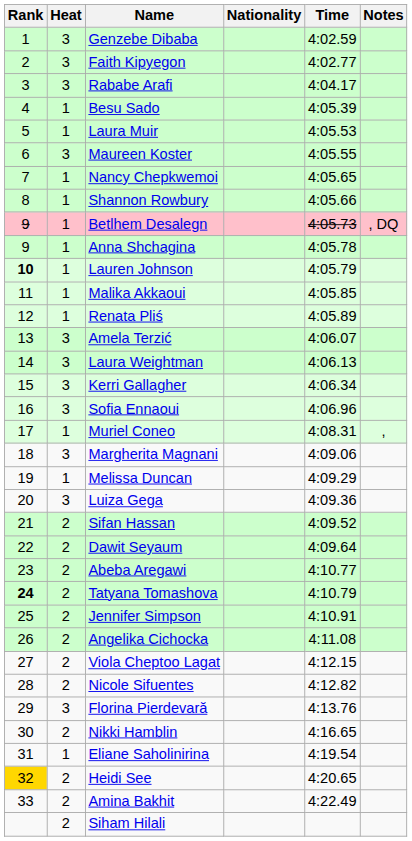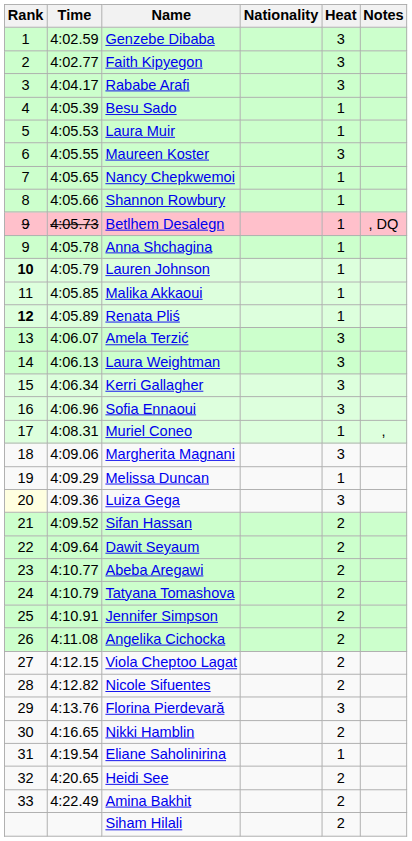columns swapped: (66, 16) <-> (332, 16)
(26, 316) normal -> (26, 316) bold
(26, 500) no background -> (26, 500) lightyellow background
(26, 593) bold -> (26, 593) normal
(26, 778) gold background -> (26, 778) no background
